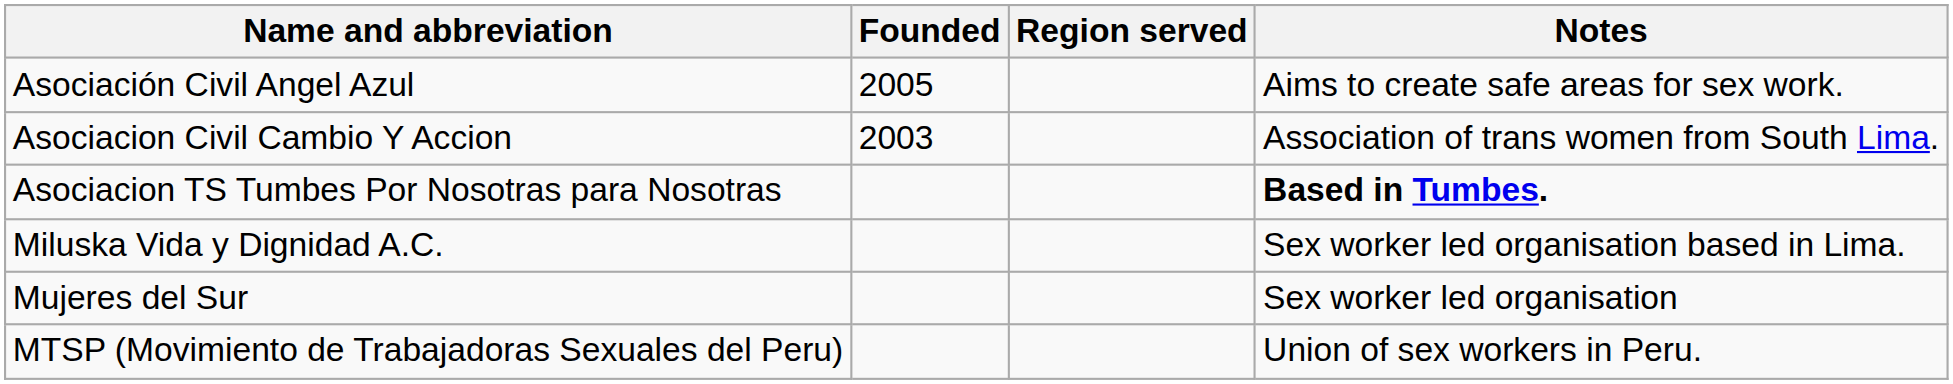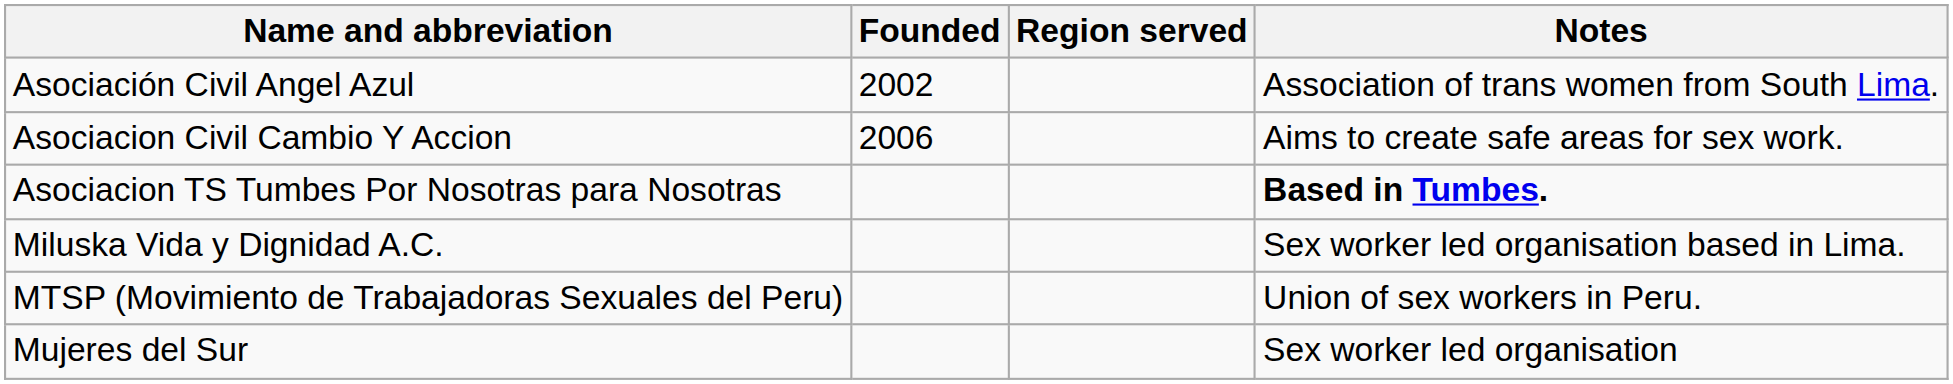(896, 84) 2005 -> (896, 84) 2002
(1553, 84) Aims to create safe areas for sex work. -> (1601, 84) Association of trans women from South Lima.
(896, 137) 2003 -> (896, 137) 2006
(1601, 137) Association of trans women from South Lima. -> (1553, 137) Aims to create safe areas for sex work.
rows swapped: (428, 350) <-> (130, 297)
